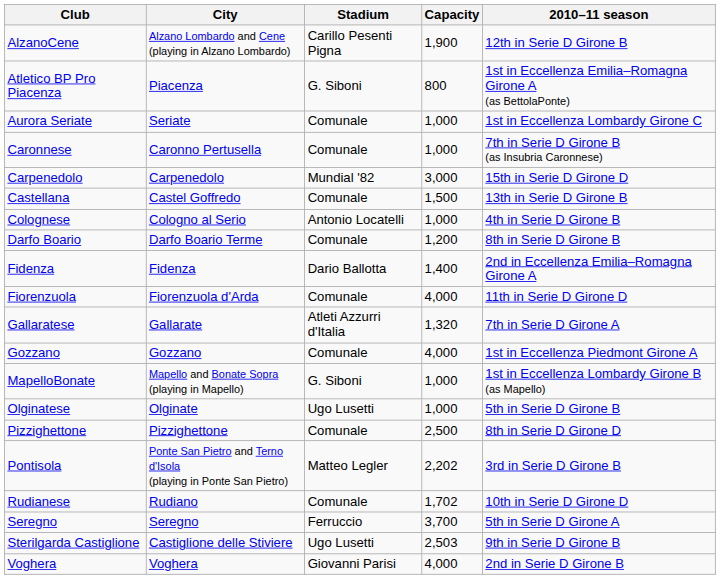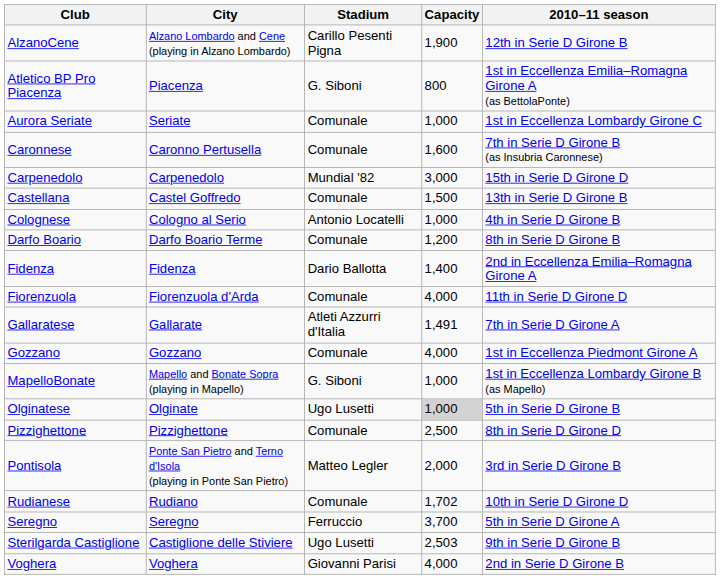(441, 149) 1,000 -> (441, 149) 1,600
(441, 324) 1,320 -> (441, 324) 1,491
(441, 409) no background -> (441, 409) lightgrey background
(441, 465) 2,202 -> (441, 465) 2,000
